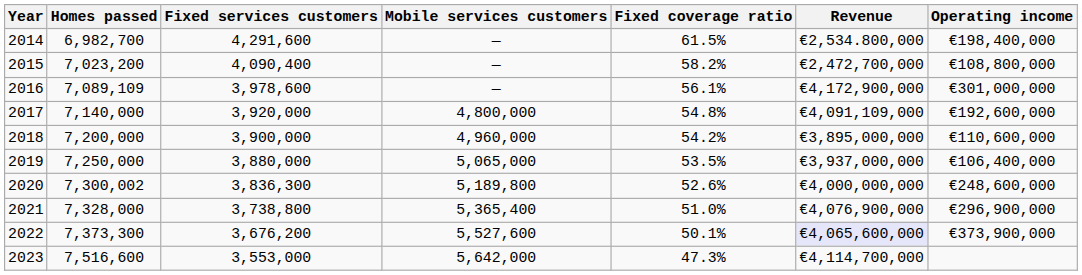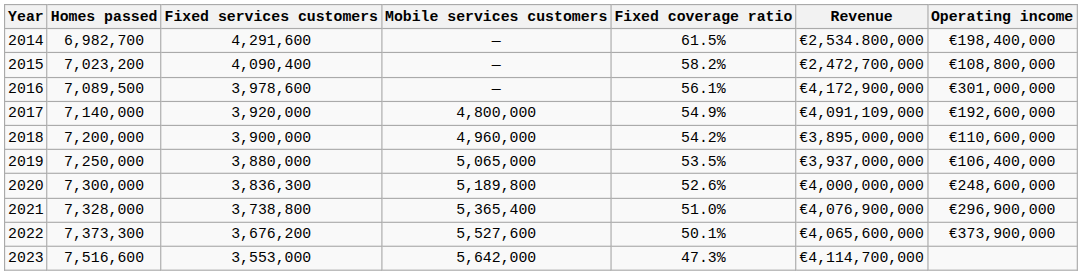(104, 89) 7,089,109 -> (104, 89) 7,089,500
(703, 113) 54.8% -> (703, 113) 54.9%
(104, 186) 7,300,002 -> (104, 186) 7,300,000
(862, 234) lavender background -> (862, 234) no background
